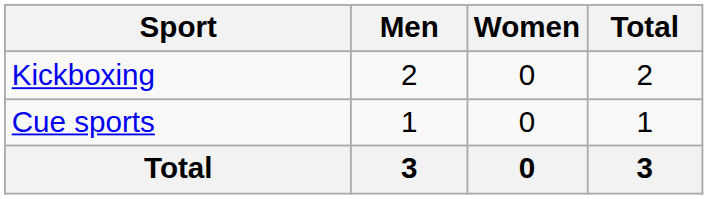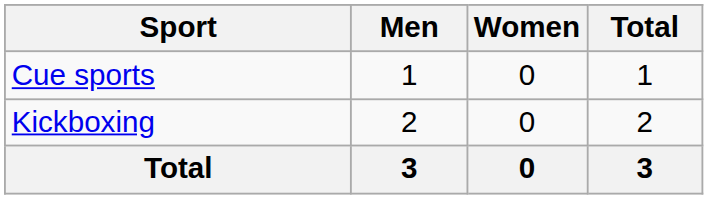rows swapped: (83, 121) <-> (83, 74)
